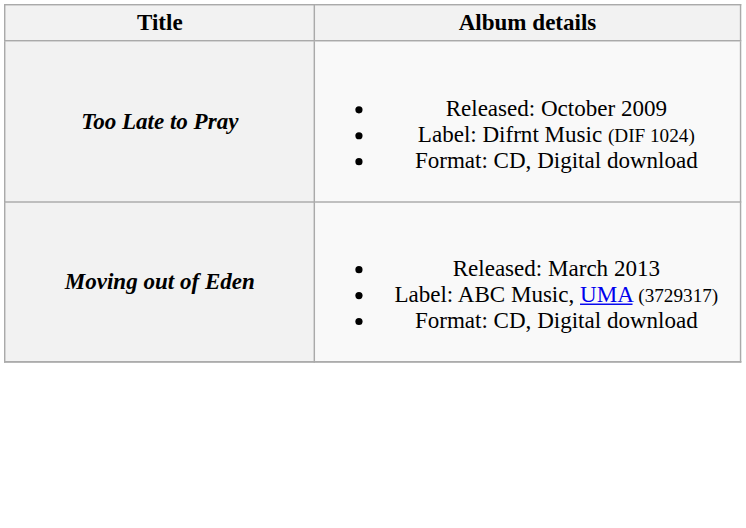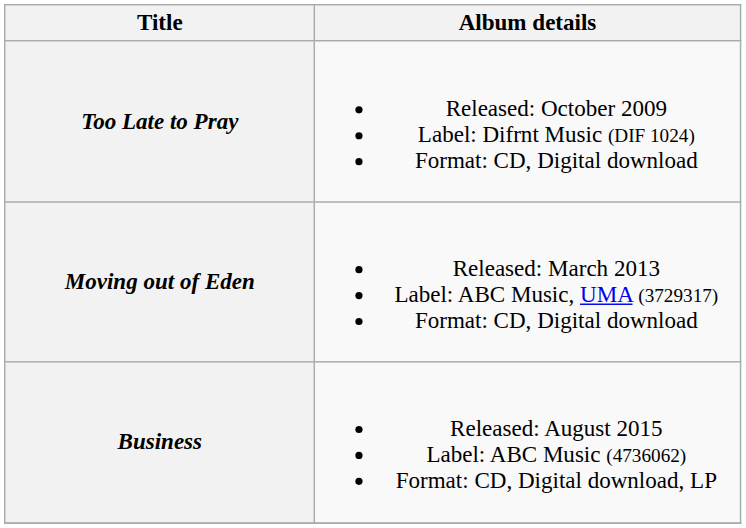+ row: (160, 441)
